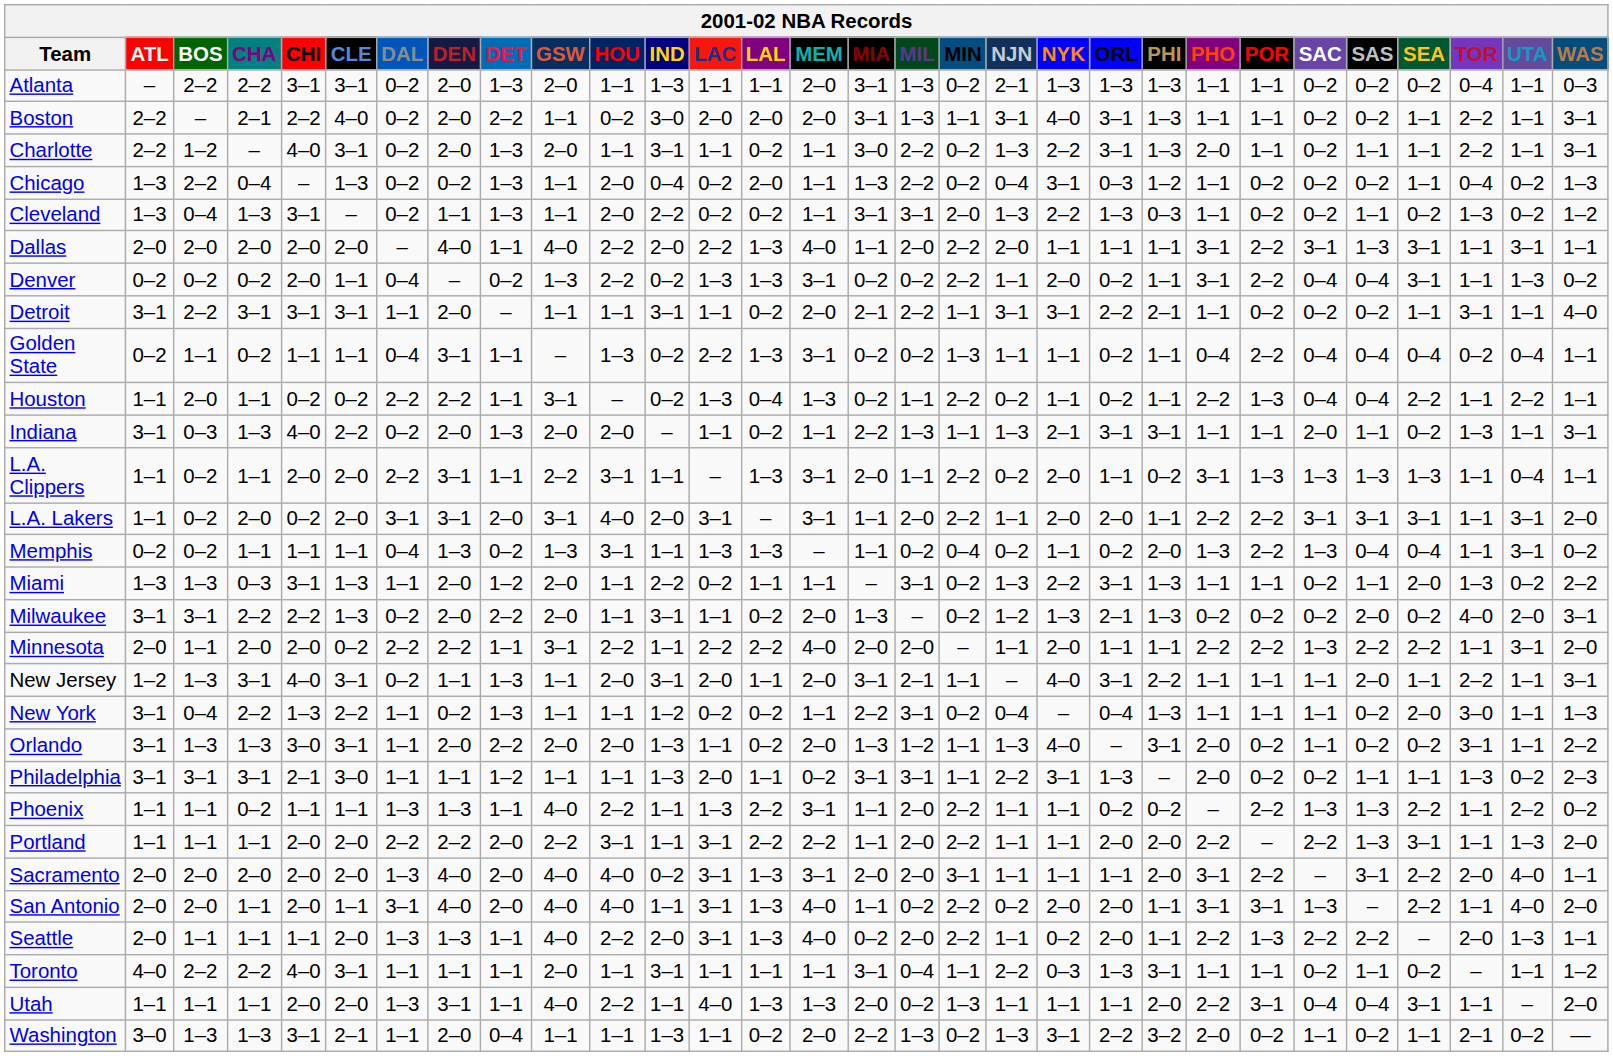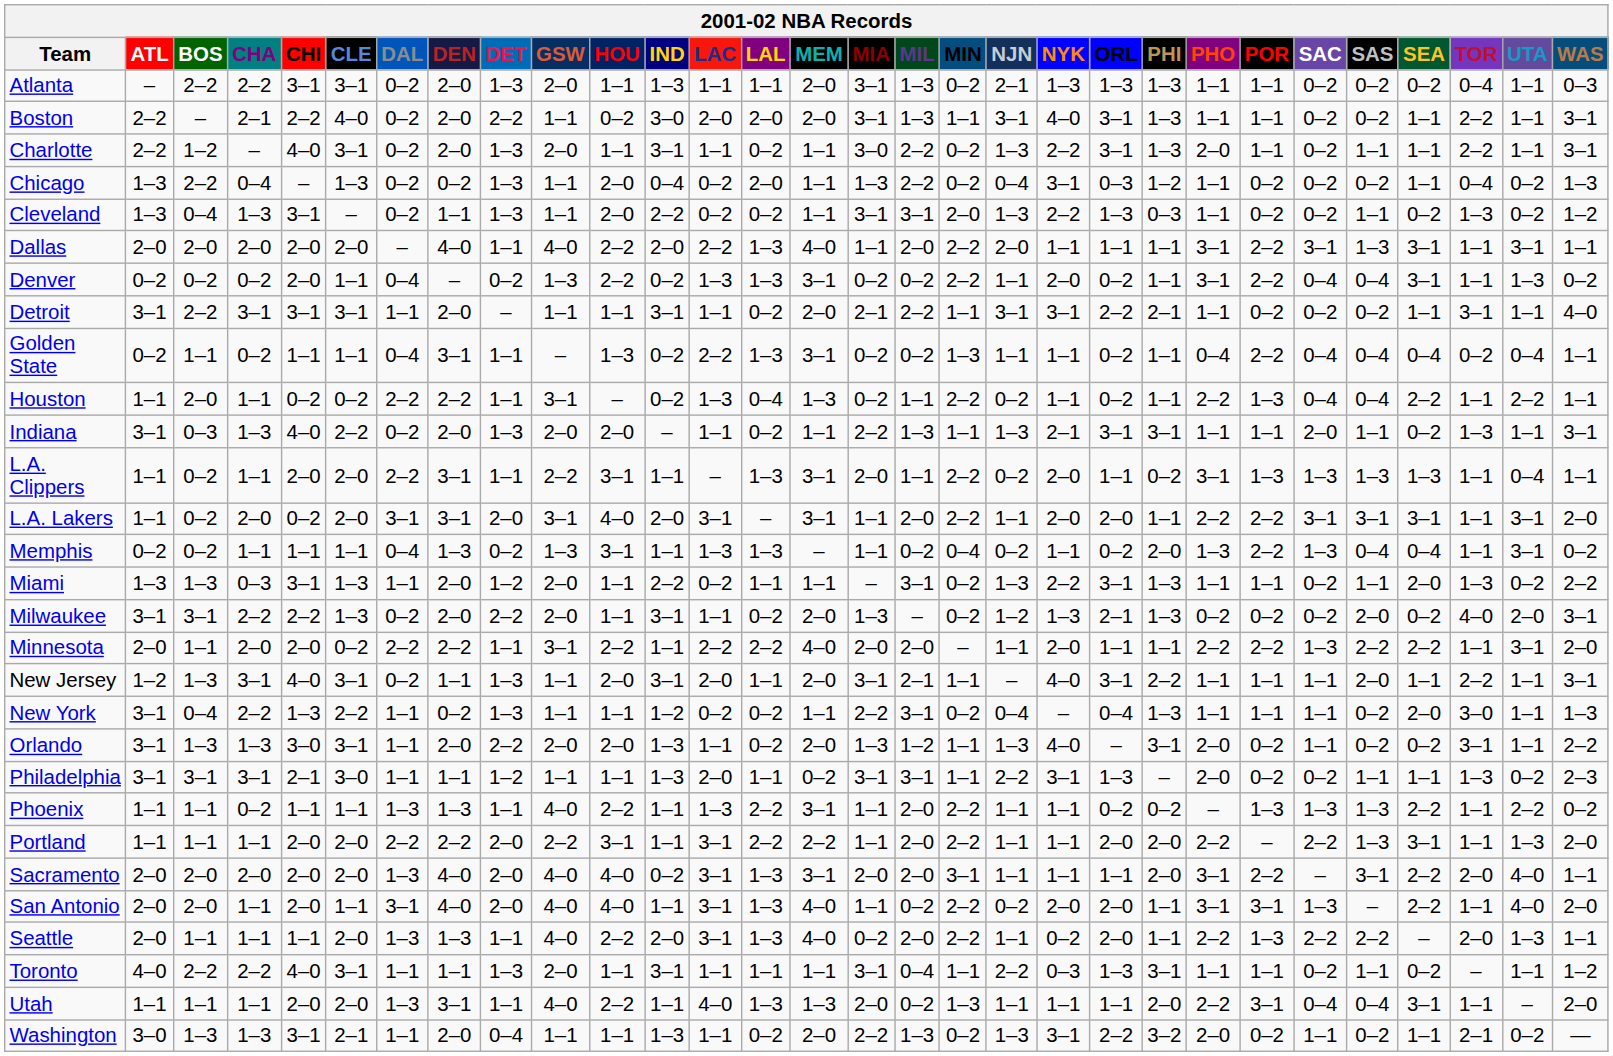(1267, 810) 2–2 -> (1267, 810) 1–3
(506, 971) 1–1 -> (506, 971) 1–3
